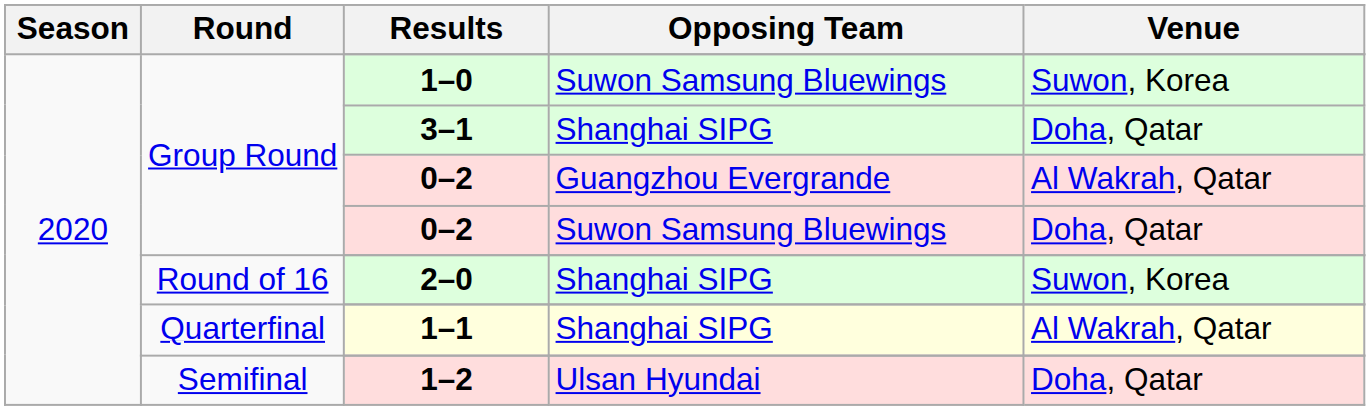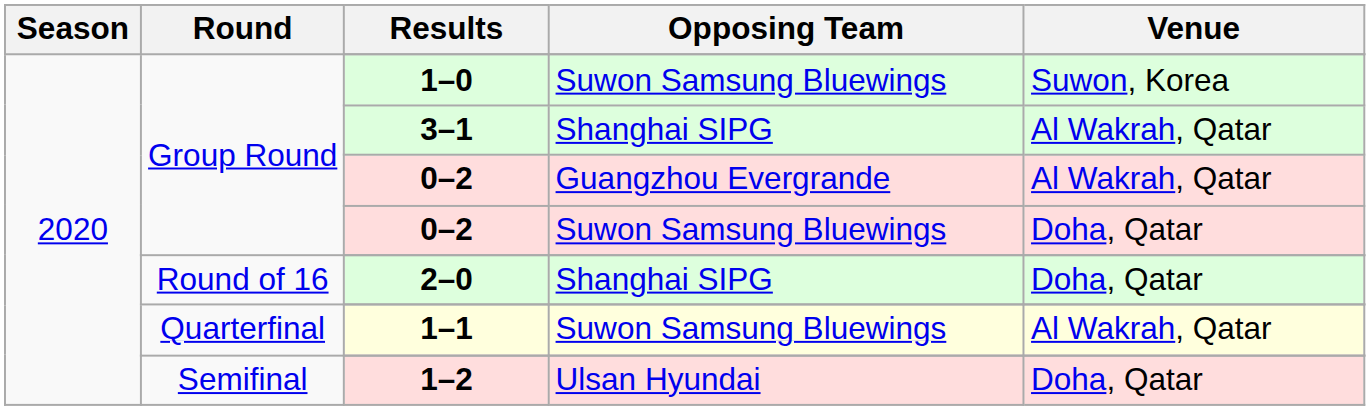(1117, 129) Doha, Qatar -> (1151, 129) Al Wakrah, Qatar
(1130, 279) Suwon, Korea -> (1117, 279) Doha, Qatar
(664, 329) Shanghai SIPG -> (751, 329) Suwon Samsung Bluewings
